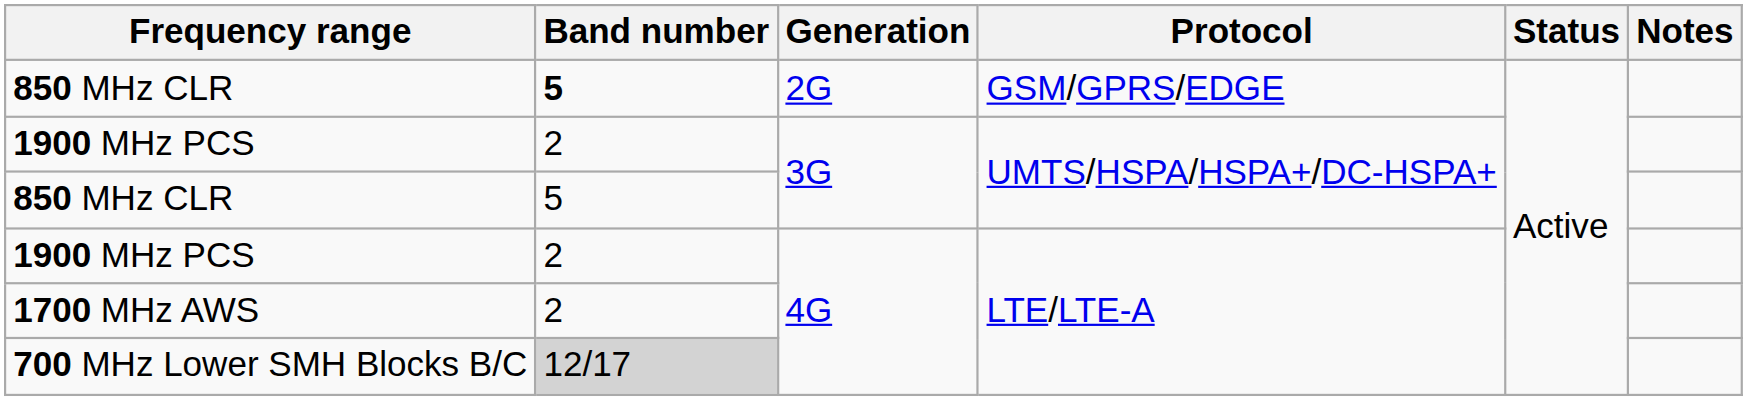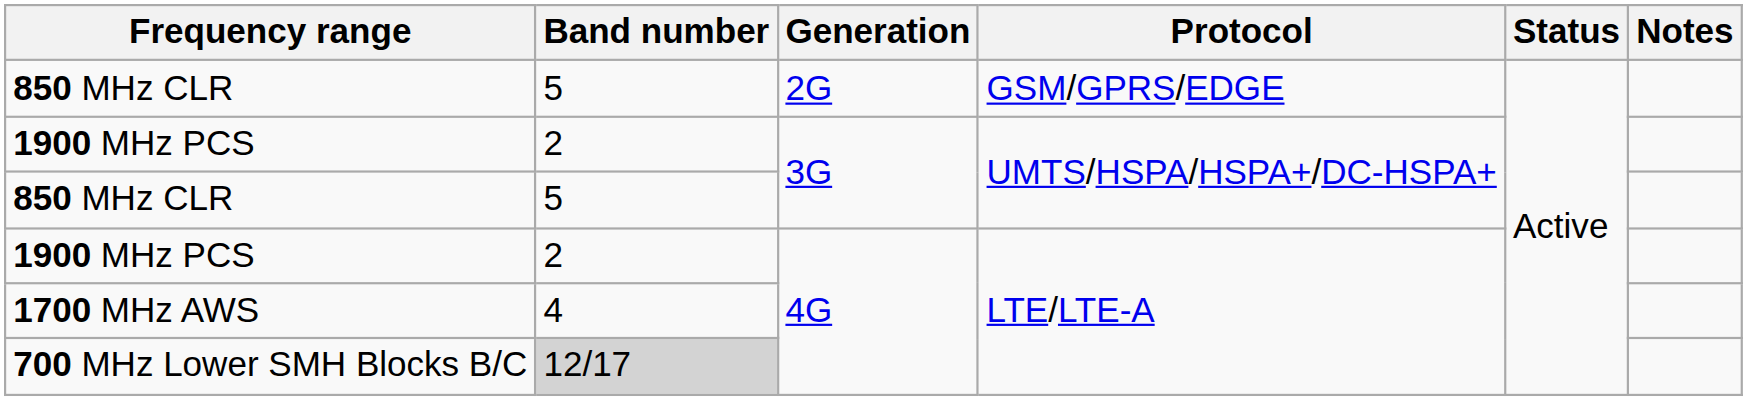(553, 87) bold -> (553, 87) normal
(553, 310) 2 -> (553, 310) 4
